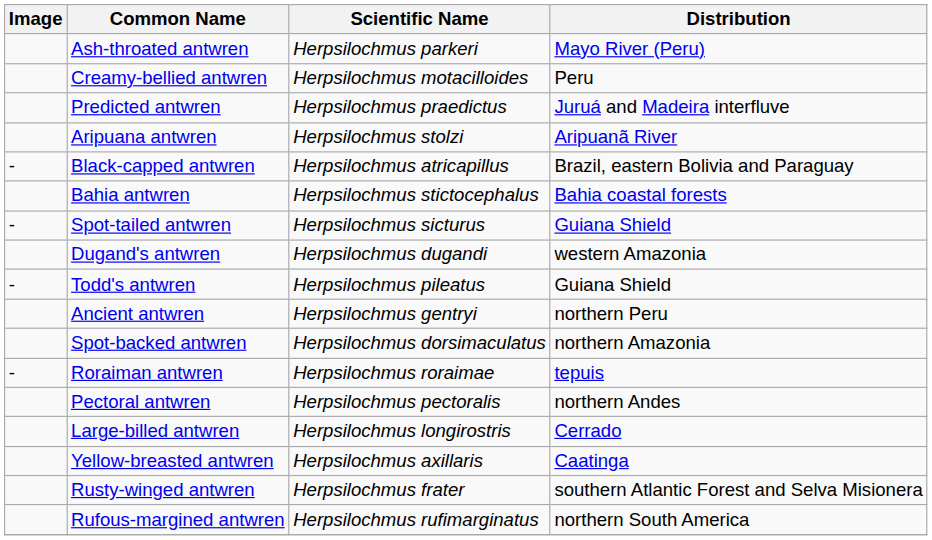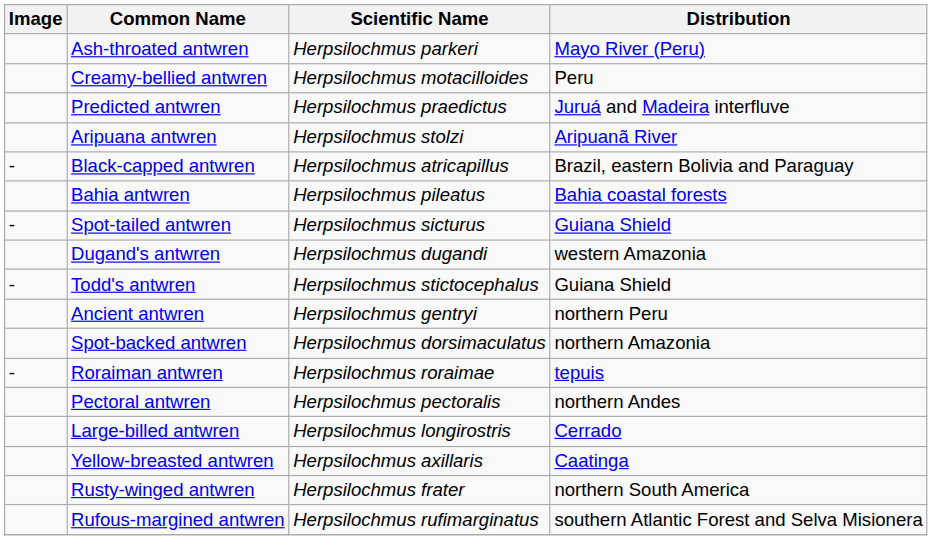(416, 195) Herpsilochmus stictocephalus -> (389, 195) Herpsilochmus pileatus
(389, 284) Herpsilochmus pileatus -> (416, 284) Herpsilochmus stictocephalus
(739, 490) southern Atlantic Forest and Selva Misionera -> (652, 490) northern South America
(652, 519) northern South America -> (739, 519) southern Atlantic Forest and Selva Misionera
